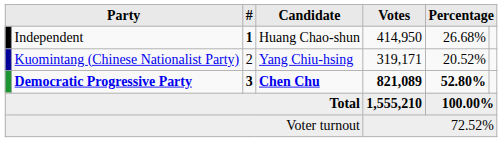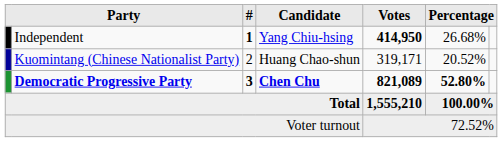(309, 37) Huang Chao-shun -> (306, 37) Yang Chiu-hsing
(399, 37) normal -> (399, 37) bold
(306, 59) Yang Chiu-hsing -> (309, 59) Huang Chao-shun
